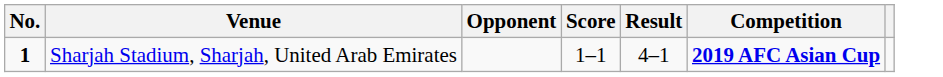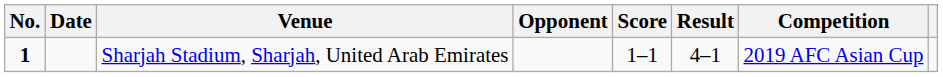+ column: (71, 21)
(786, 54) bold -> (834, 54) normal
